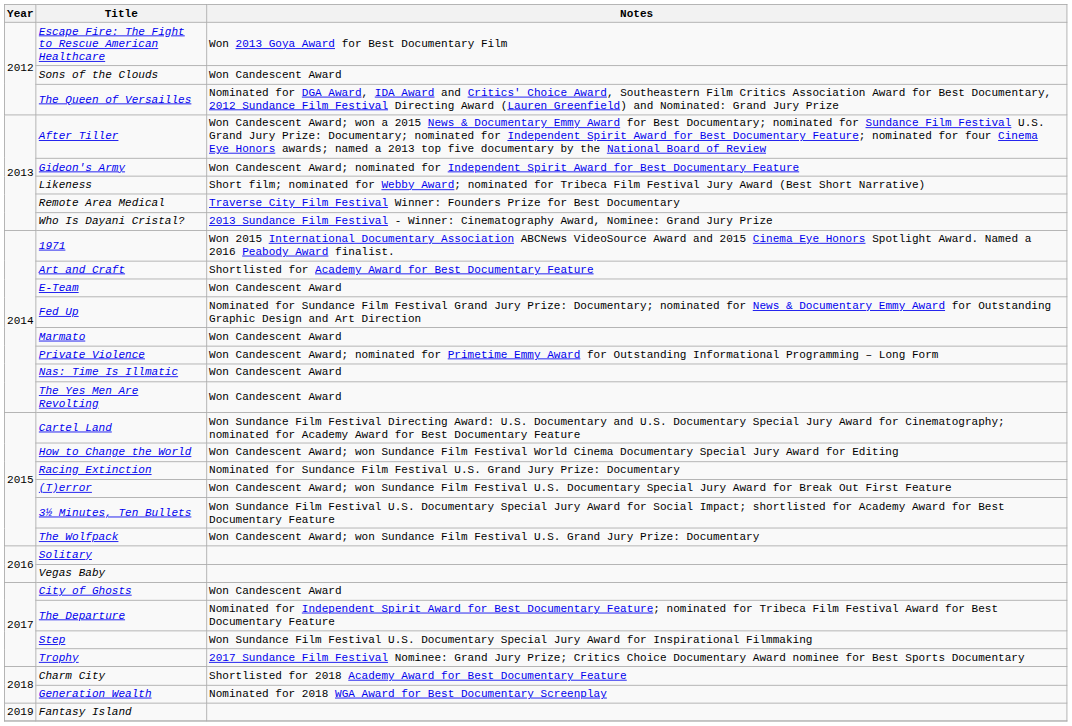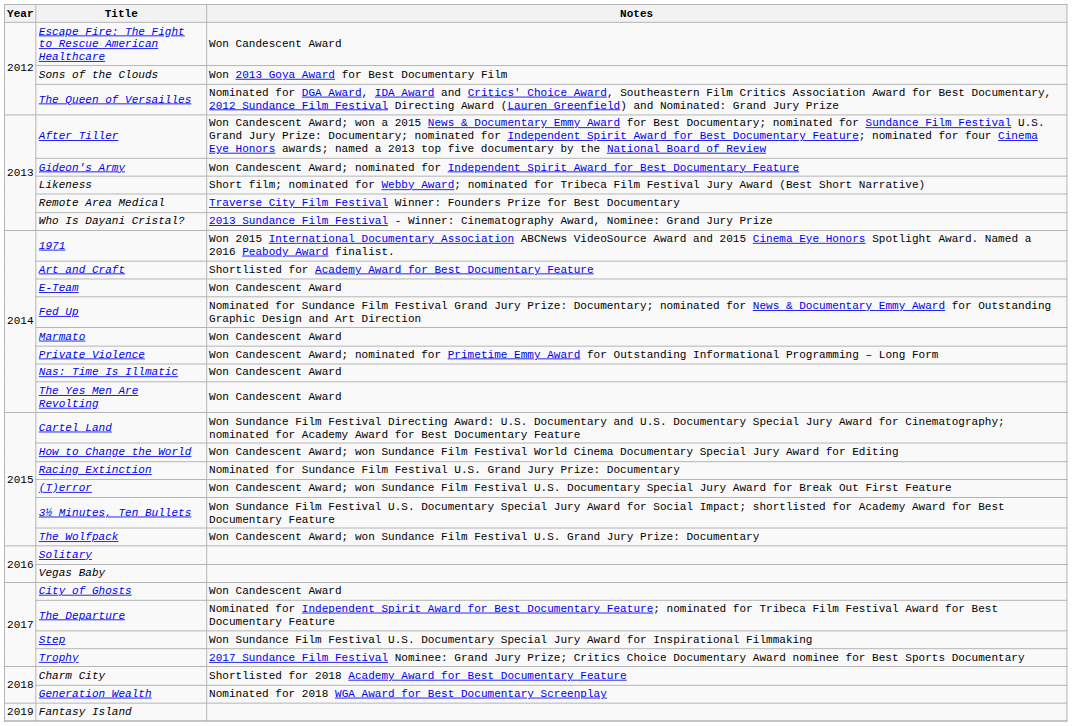(358, 44) Won 2013 Goya Award for Best Documentary Film -> (275, 44) Won Candescent Award
(275, 75) Won Candescent Award -> (358, 75) Won 2013 Goya Award for Best Documentary Film
